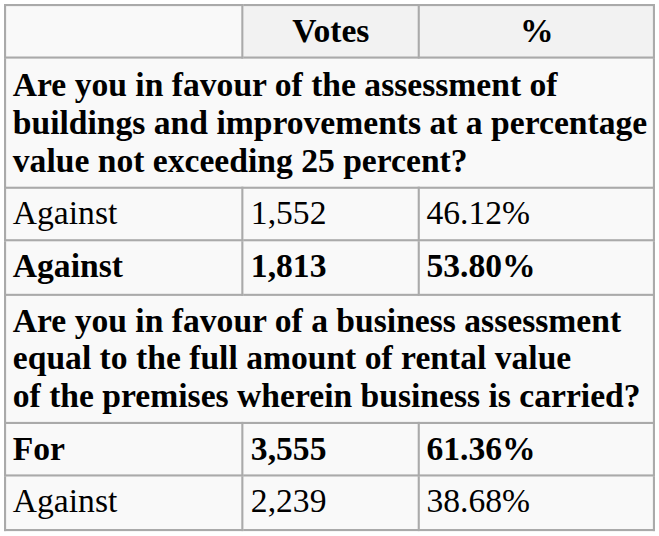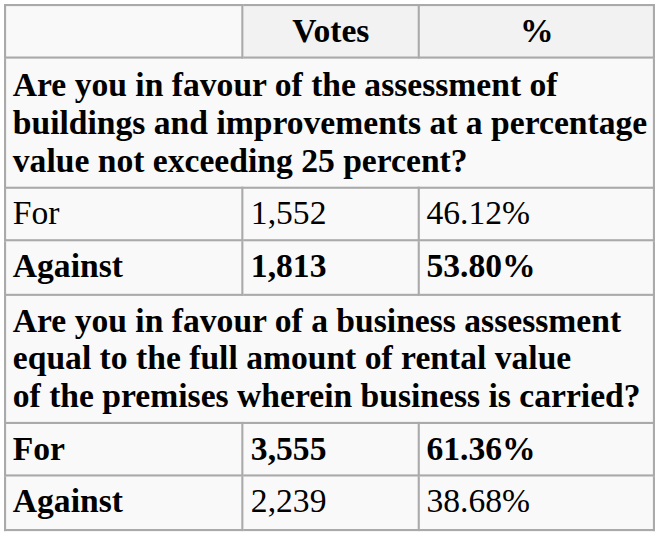(65, 213) Against -> (36, 213) For
(65, 502) normal -> (68, 502) bold
